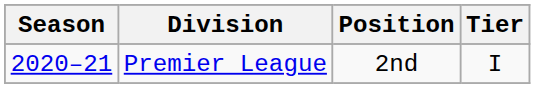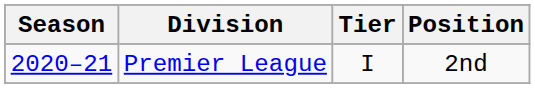columns swapped: (495, 25) <-> (396, 25)
